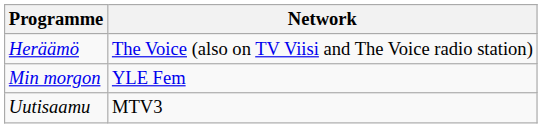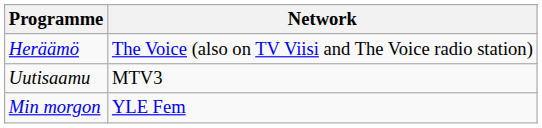rows swapped: (55, 78) <-> (50, 107)
